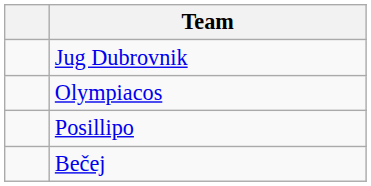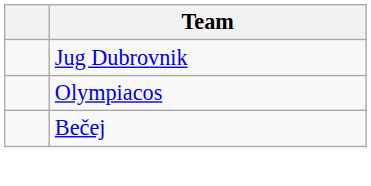- row: (94, 127)
